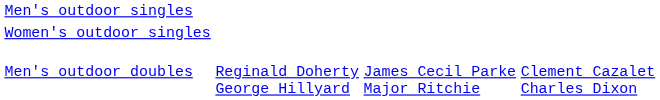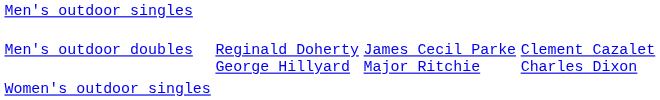rows swapped: (99, 72) <-> (108, 33)
